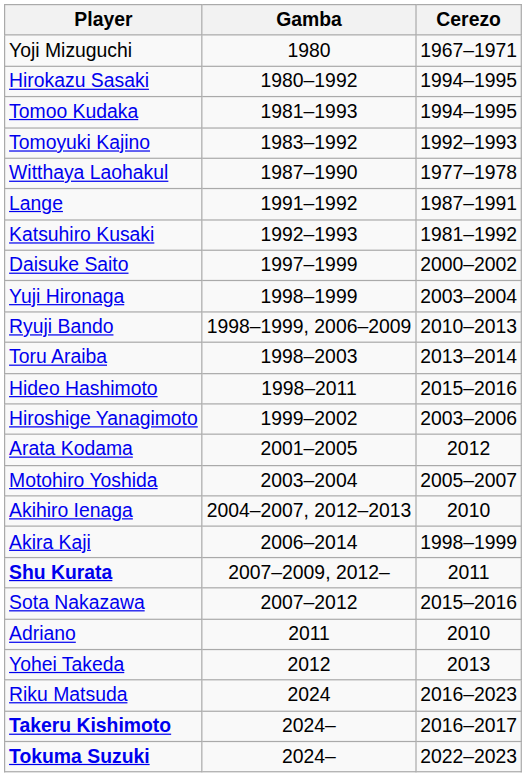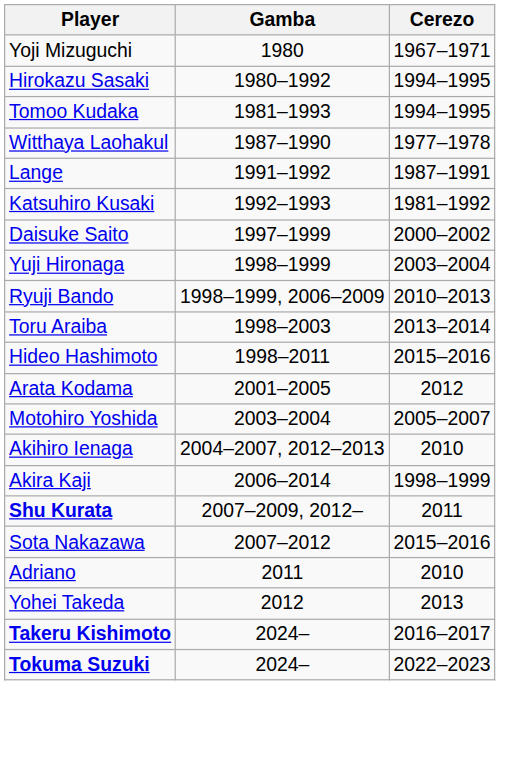- row: (80, 142)
- row: (103, 419)
- row: (68, 695)
